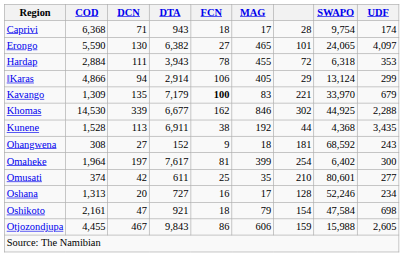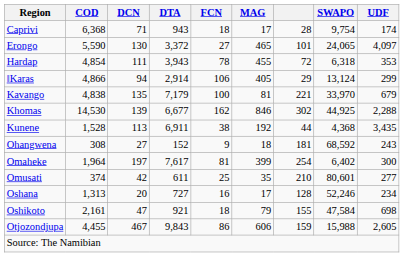(177, 45) 6,382 -> (177, 45) 3,372
(94, 62) 2,884 -> (94, 62) 4,854
(94, 95) 1,309 -> (94, 95) 4,838
(222, 95) bold -> (222, 95) normal
(266, 95) 83 -> (266, 95) 81
(139, 111) 339 -> (139, 111) 139
(304, 210) 154 -> (304, 210) 155
